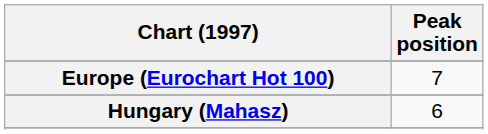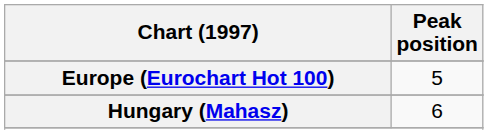(437, 77) 7 -> (437, 77) 5
